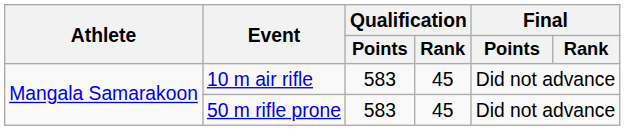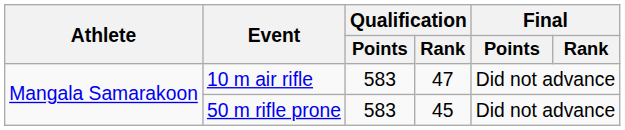(443, 80) 45 -> (443, 80) 47
